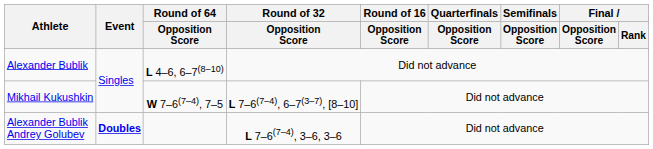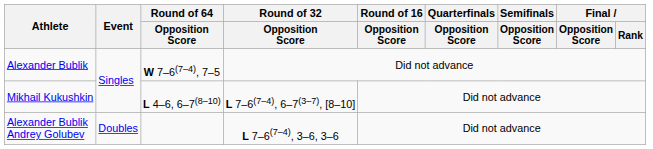(185, 71) L 4–6, 6–7(8–10) -> (182, 71) W 7–6(7–4), 7–5
(185, 103) W 7–6(7–4), 7–5 -> (182, 103) L 4–6, 6–7(8–10)
(120, 129) bold -> (118, 129) normal
